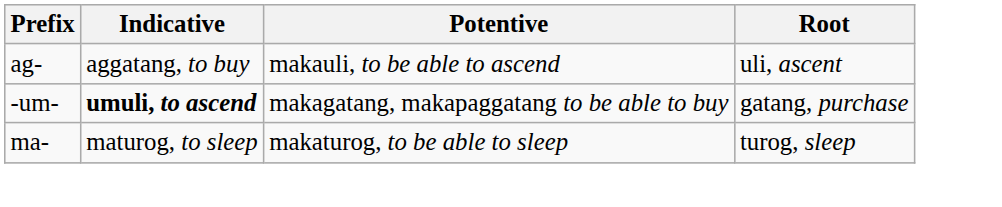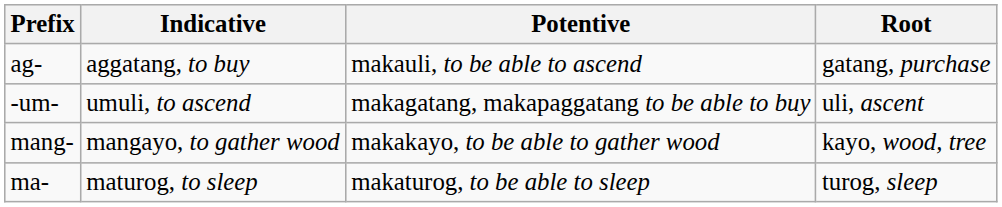(791, 63) uli, ascent -> (906, 63) gatang, purchase
(171, 102) bold -> (169, 102) normal
(824, 102) gatang, purchase -> (873, 102) uli, ascent
+ row: (42, 142)
